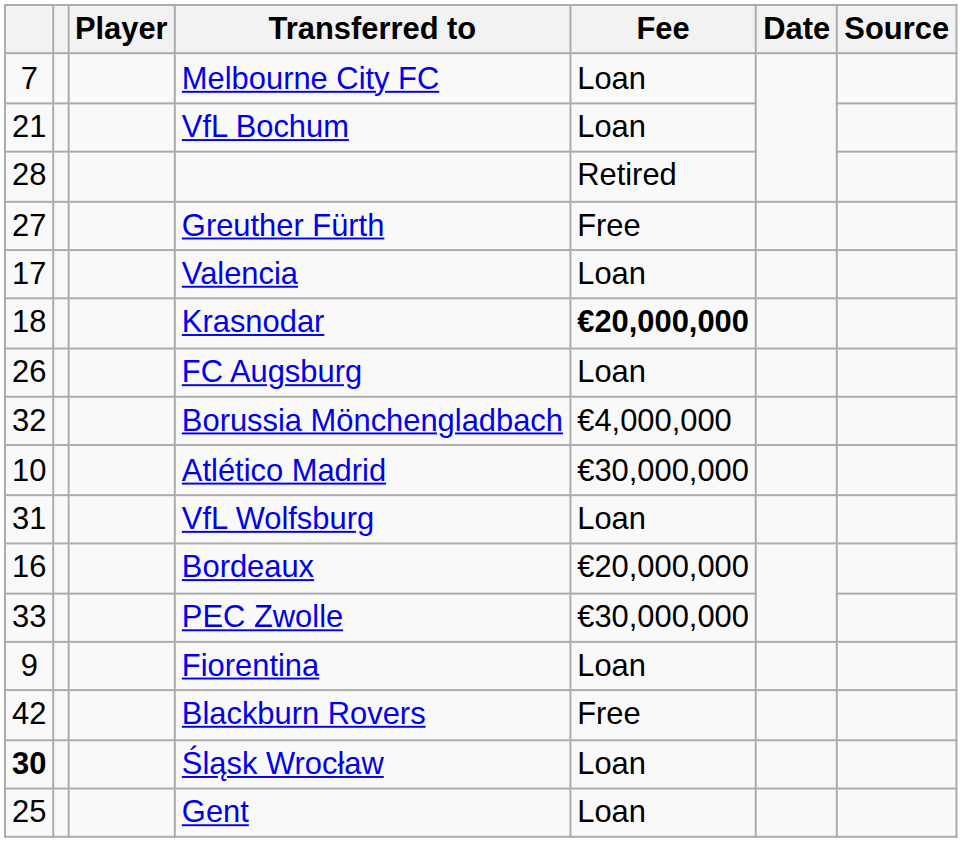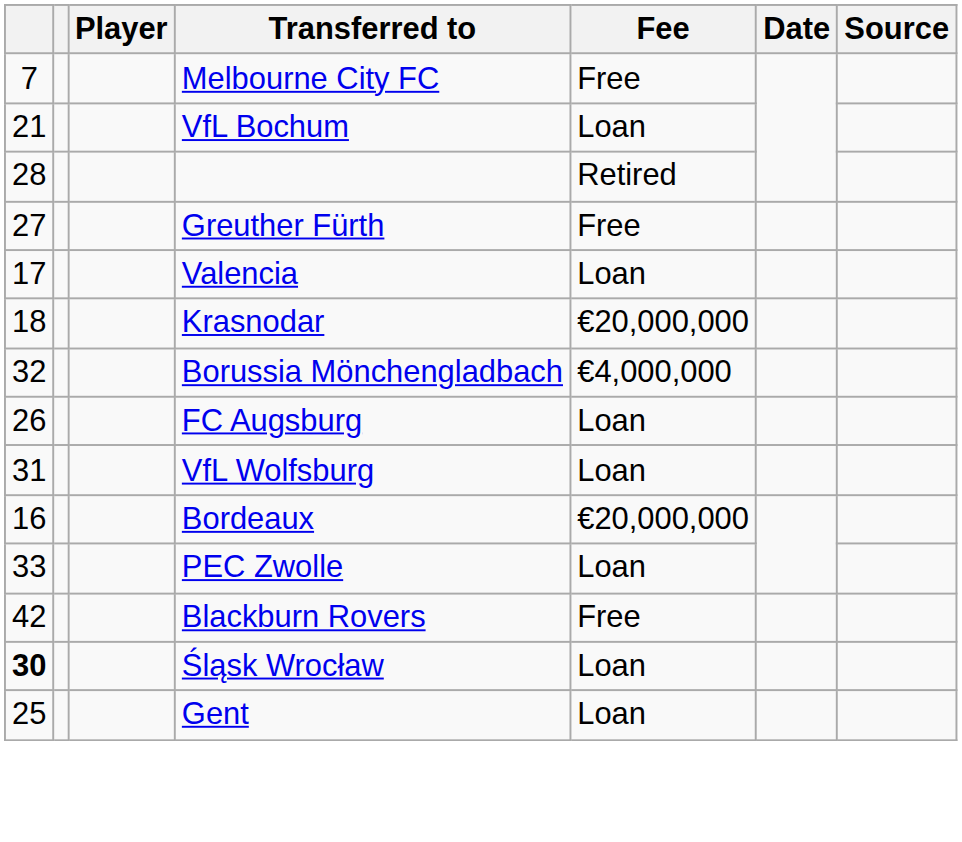(612, 77) Loan -> (609, 77) Free
(663, 322) bold -> (663, 322) normal
rows swapped: (372, 420) <-> (272, 371)
- row: (284, 469)
(663, 616) €30,000,000 -> (612, 567) Loan
- row: (251, 665)
